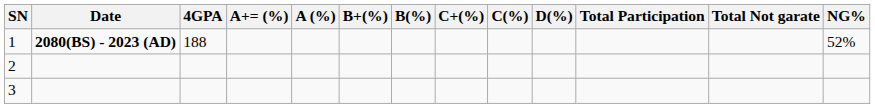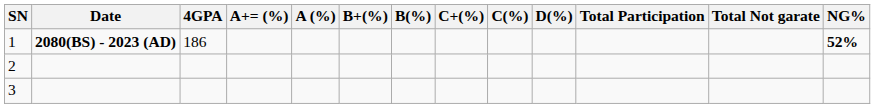(195, 41) 188 -> (195, 41) 186
(841, 41) normal -> (843, 41) bold
